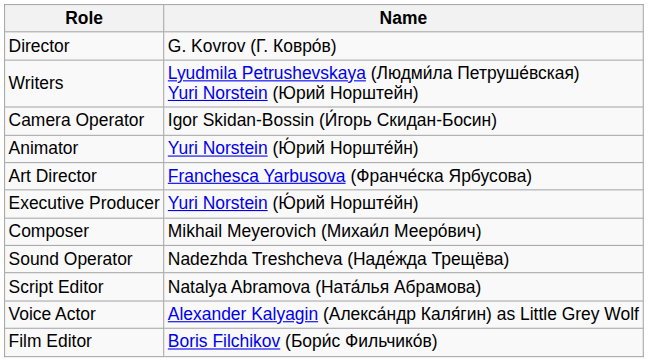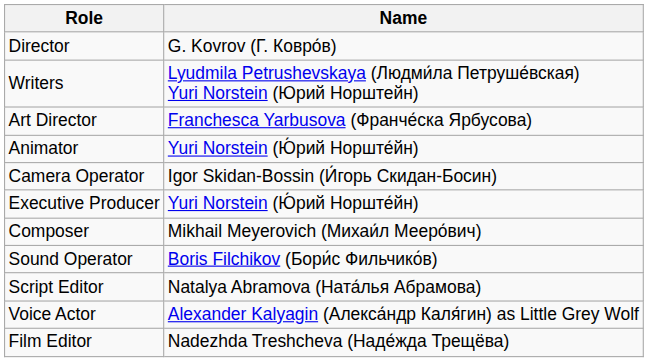rows swapped: (53, 176) <-> (76, 120)
(339, 259) Nadezhda Treshcheva (Наде́жда Трещёва) -> (303, 259) Boris Filchikov (Бори́с Фильчико́в)
(303, 342) Boris Filchikov (Бори́с Фильчико́в) -> (339, 342) Nadezhda Treshcheva (Наде́жда Трещёва)
